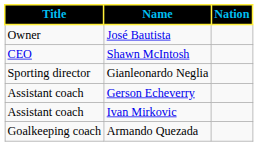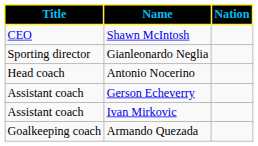- row: (139, 34)
+ row: (151, 73)
